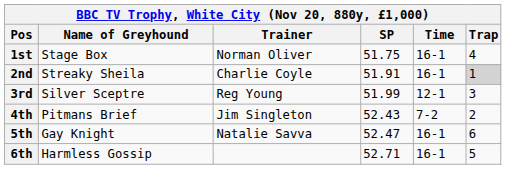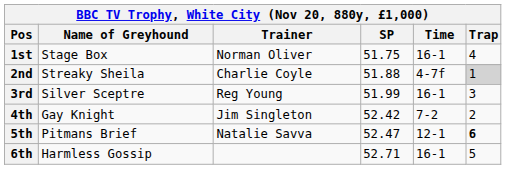(382, 74) 51.91 -> (382, 74) 51.88
(431, 74) 16-1 -> (431, 74) 4-7f
(431, 94) 12-1 -> (431, 94) 16-1
(89, 114) Pitmans Brief -> (78, 114) Gay Knight
(382, 114) 52.43 -> (382, 114) 52.42
(78, 134) Gay Knight -> (89, 134) Pitmans Brief
(431, 134) 16-1 -> (431, 134) 12-1
(473, 134) normal -> (473, 134) bold
